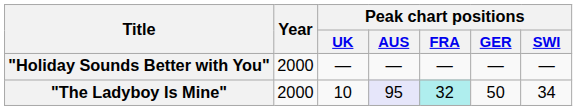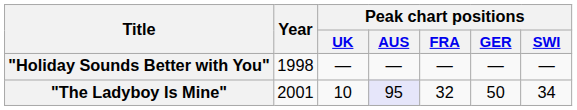(295, 66) 2000 -> (295, 66) 1998
(295, 92) 2000 -> (295, 92) 2001
(445, 92) paleturquoise background -> (445, 92) no background
